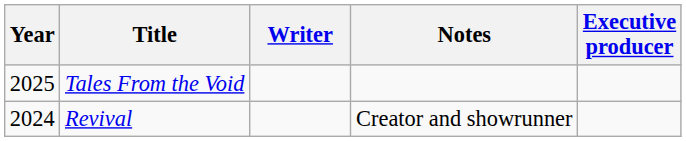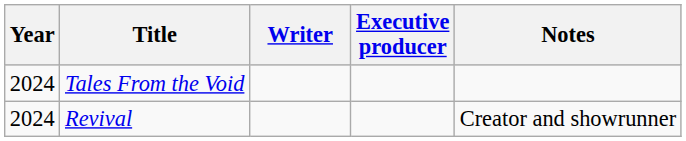columns swapped: (630, 34) <-> (464, 34)
(32, 82) 2025 -> (32, 82) 2024
